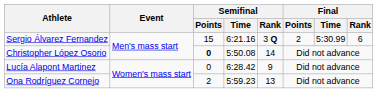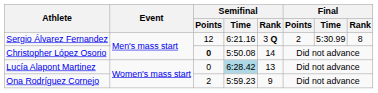(209, 39) 15 -> (209, 39) 12
(360, 39) 6 -> (360, 39) 8
(241, 67) no background -> (241, 67) lightblue background
(270, 67) 9 -> (270, 67) 13
(270, 81) 13 -> (270, 81) 9
